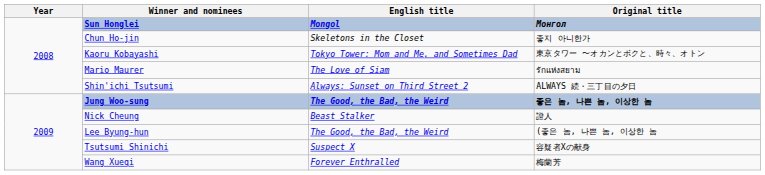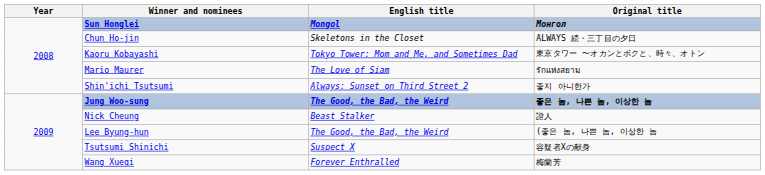(563, 38) 좋지 아니한가 -> (586, 38) ALWAYS 続・三丁目の夕日
(586, 86) ALWAYS 続・三丁目の夕日 -> (563, 86) 좋지 아니한가
